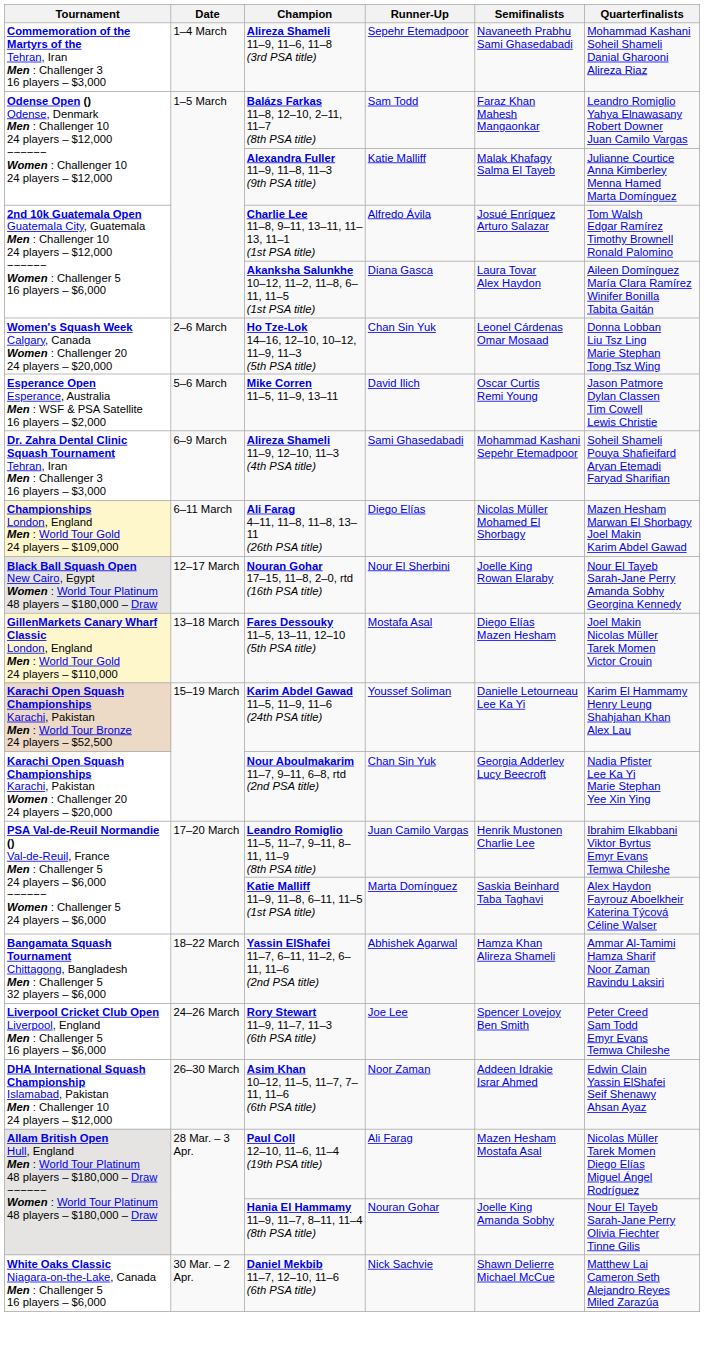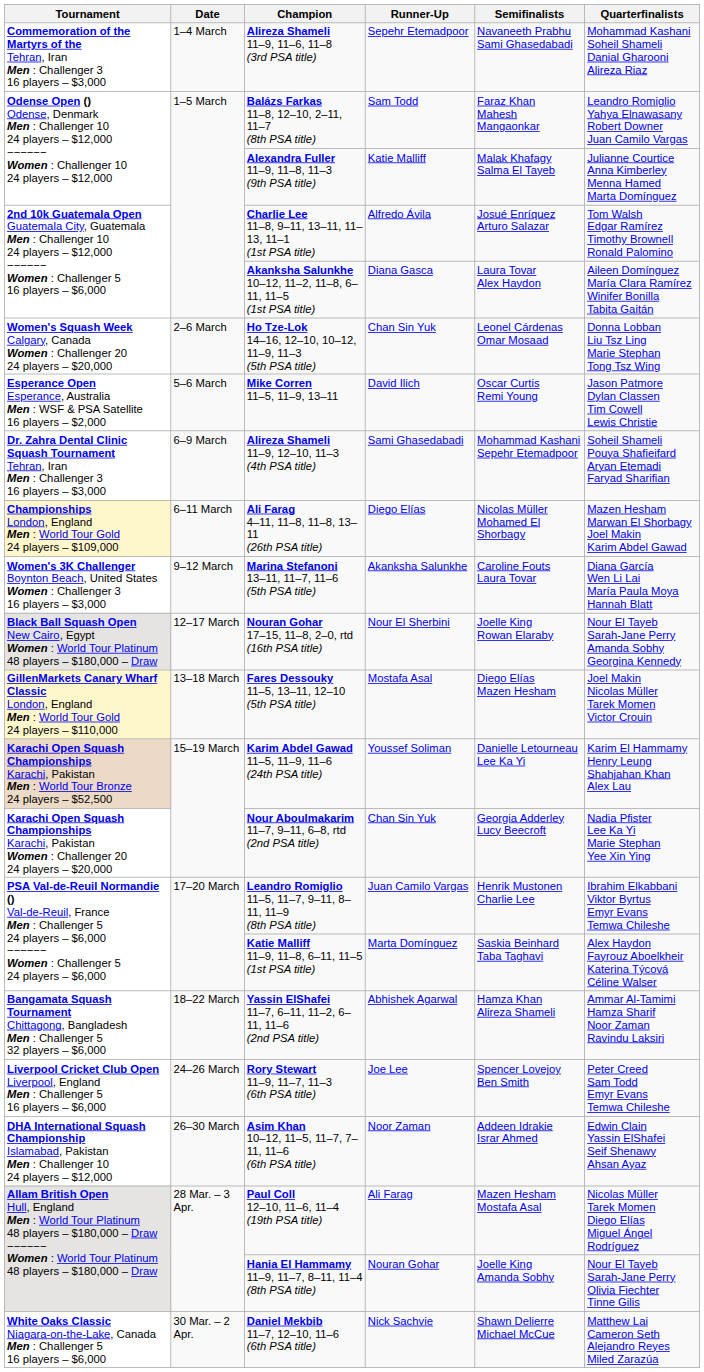+ row: (293, 579)
